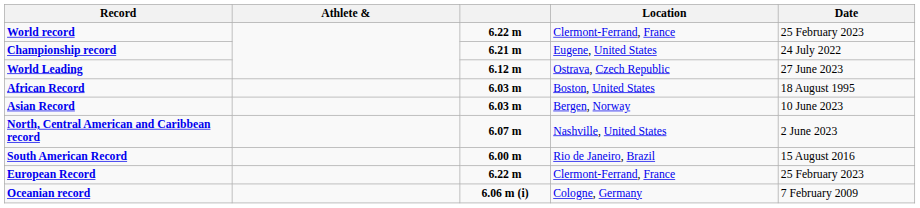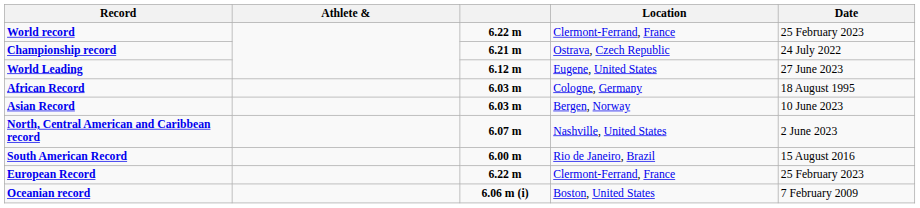(605, 50) Eugene, United States -> (611, 50) Ostrava, Czech Republic
(611, 69) Ostrava, Czech Republic -> (605, 69) Eugene, United States
(604, 87) Boston, United States -> (598, 87) Cologne, Germany
(598, 193) Cologne, Germany -> (604, 193) Boston, United States
